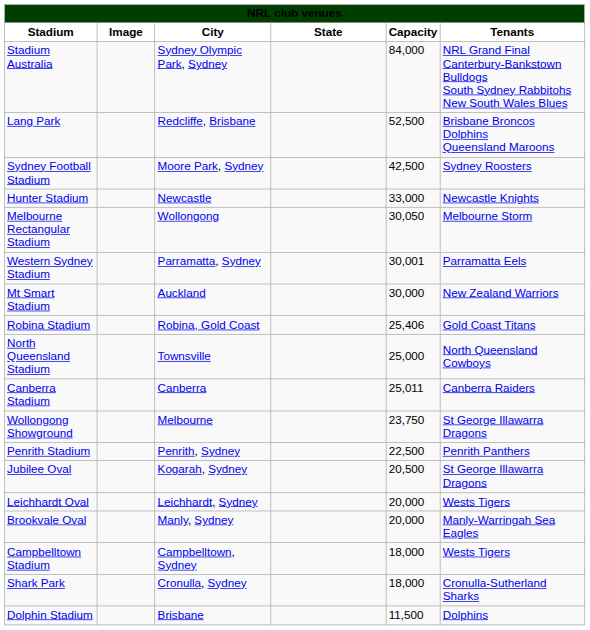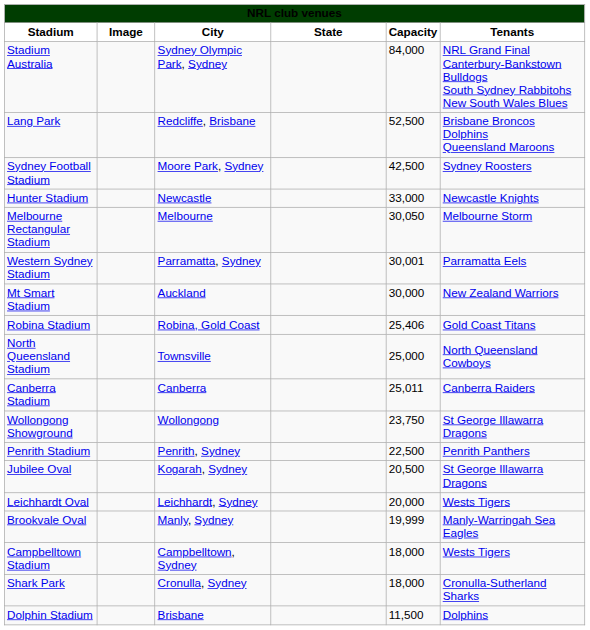(188, 216) Wollongong -> (185, 216) Melbourne
(185, 420) Melbourne -> (188, 420) Wollongong
(407, 520) 20,000 -> (407, 520) 19,999
